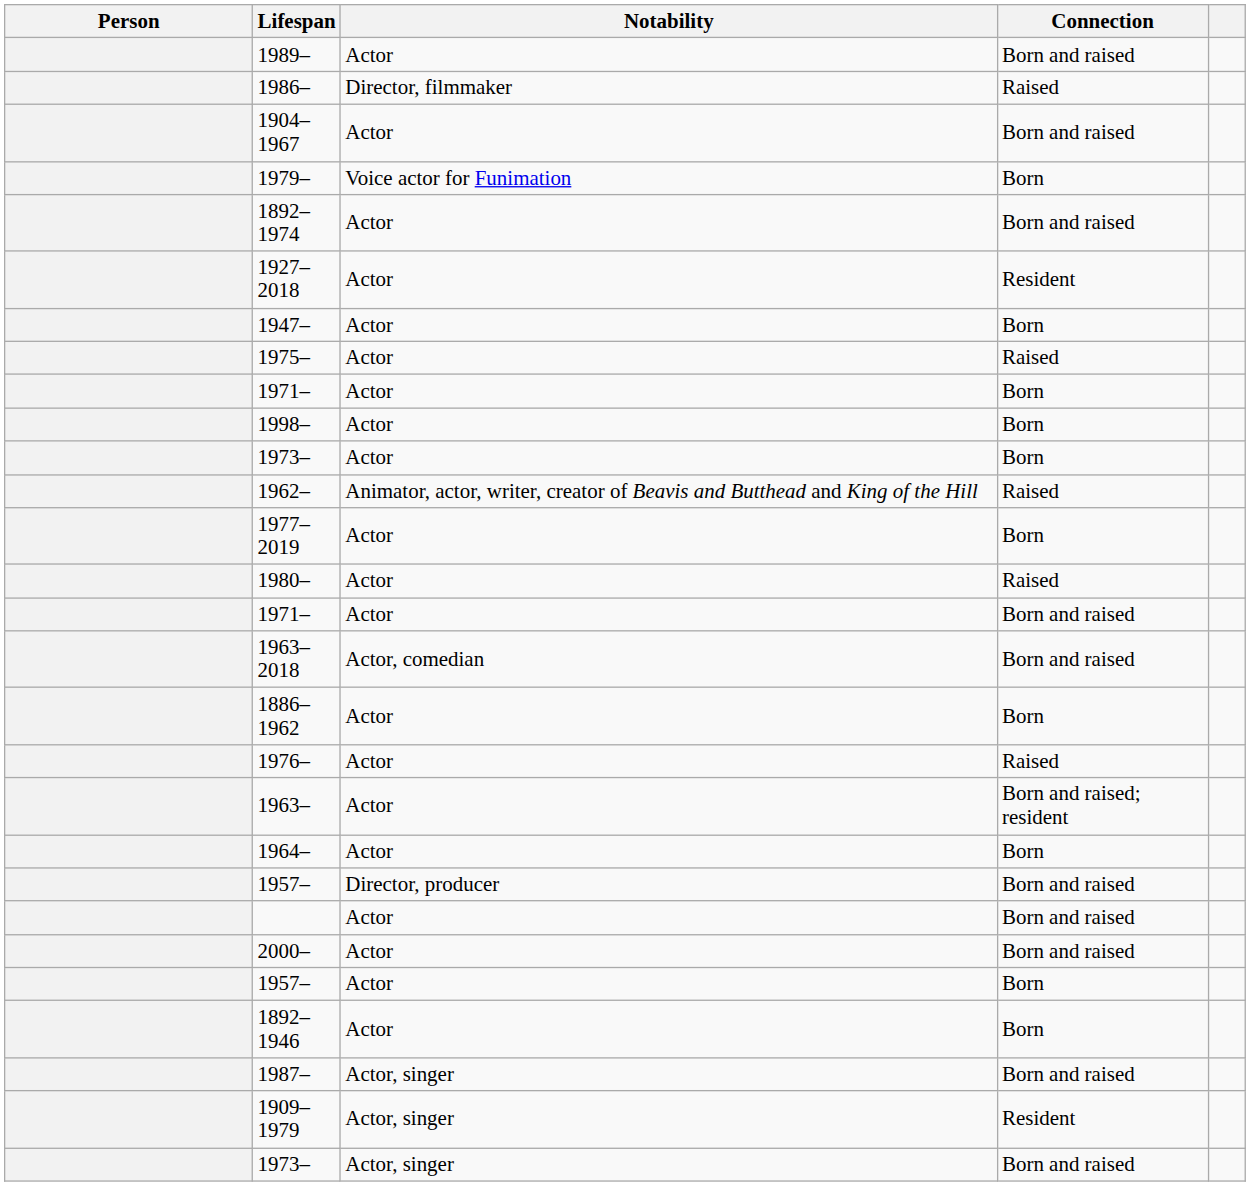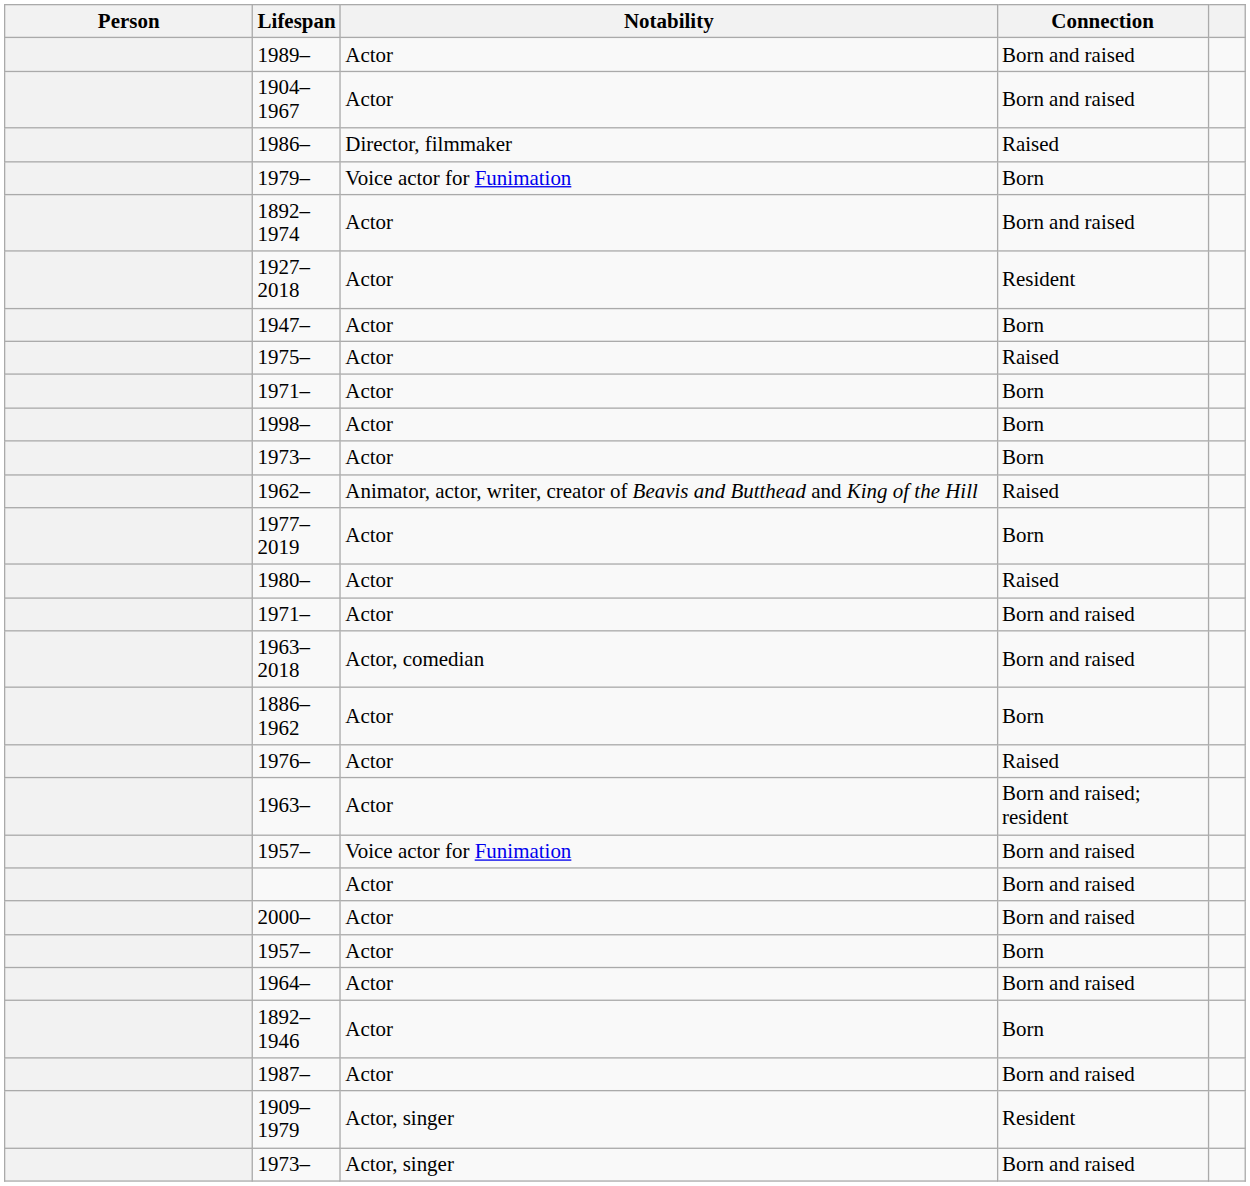rows swapped: (284, 132) <-> (284, 87)
- row: (284, 851)
(422, 884) Director, producer -> (458, 851) Voice actor for Funimation
+ row: (284, 983)
(400, 1074) Actor, singer -> (369, 1074) Actor
